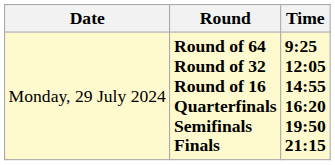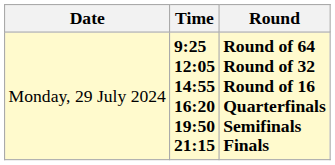columns swapped: (305, 18) <-> (225, 18)
